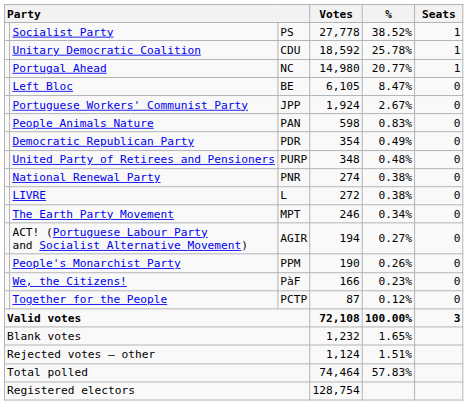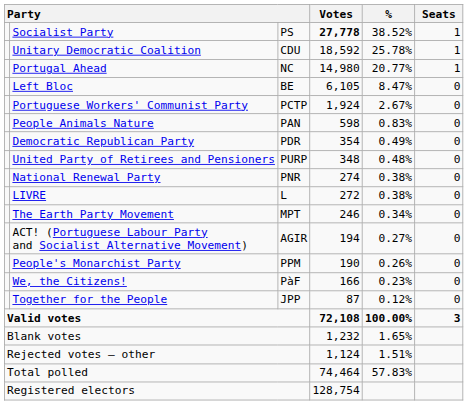(339, 32) normal -> (339, 32) bold
(290, 105) JPP -> (294, 105) PCTP
(294, 300) PCTP -> (290, 300) JPP
